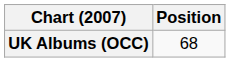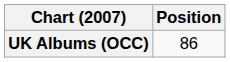(189, 43) 68 -> (189, 43) 86
